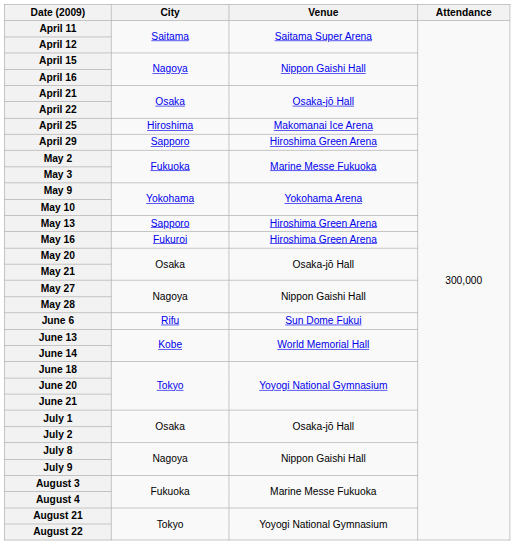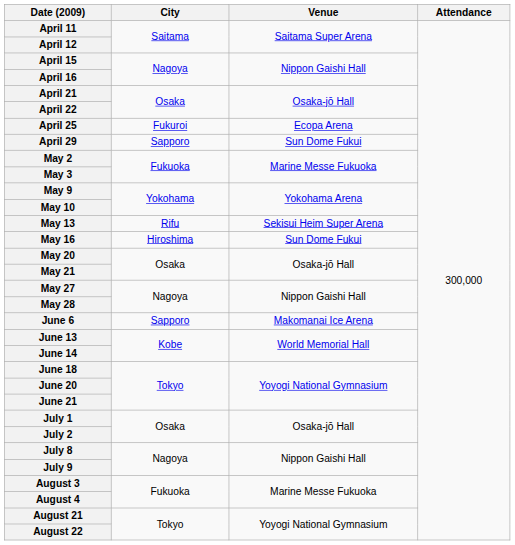(170, 126) Hiroshima -> (170, 126) Fukuroi
(323, 126) Makomanai Ice Arena -> (323, 126) Ecopa Arena
(323, 142) Hiroshima Green Arena -> (323, 142) Sun Dome Fukui
(170, 223) Sapporo -> (170, 223) Rifu
(323, 223) Hiroshima Green Arena -> (323, 223) Sekisui Heim Super Arena
(170, 239) Fukuroi -> (170, 239) Hiroshima
(323, 239) Hiroshima Green Arena -> (323, 239) Sun Dome Fukui
(170, 321) Rifu -> (170, 321) Sapporo
(323, 321) Sun Dome Fukui -> (323, 321) Makomanai Ice Arena
